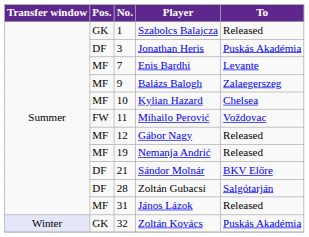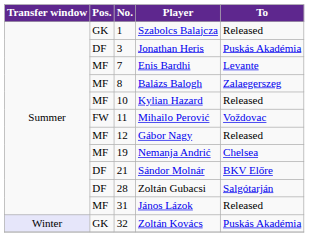(119, 83) 9 -> (119, 83) 8
(241, 100) Chelsea -> (243, 100) Released
(243, 153) Released -> (241, 153) Chelsea
